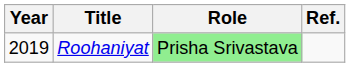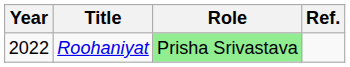(29, 47) 2019 -> (29, 47) 2022
